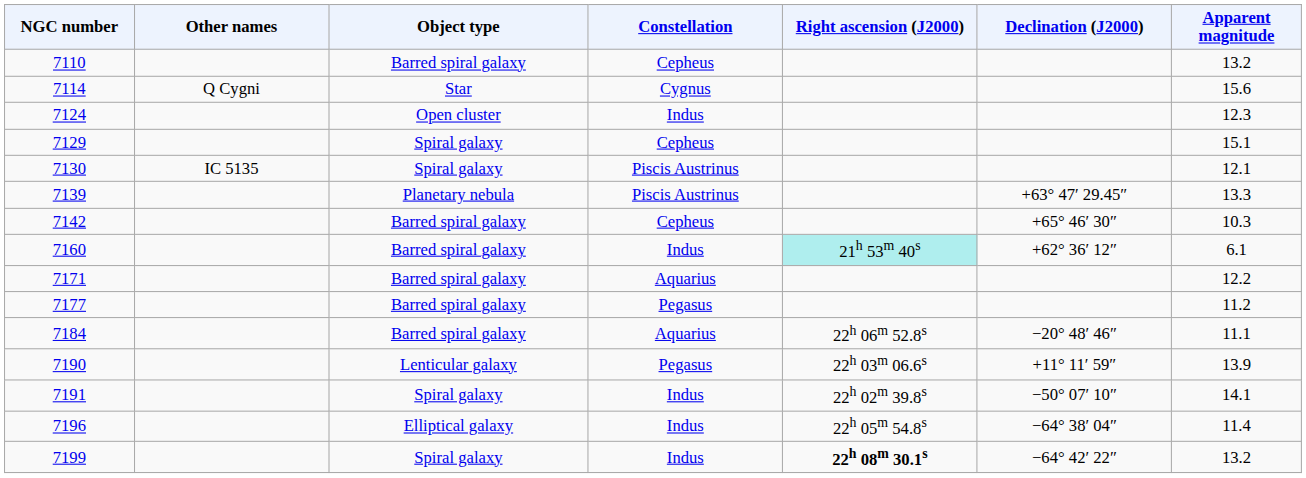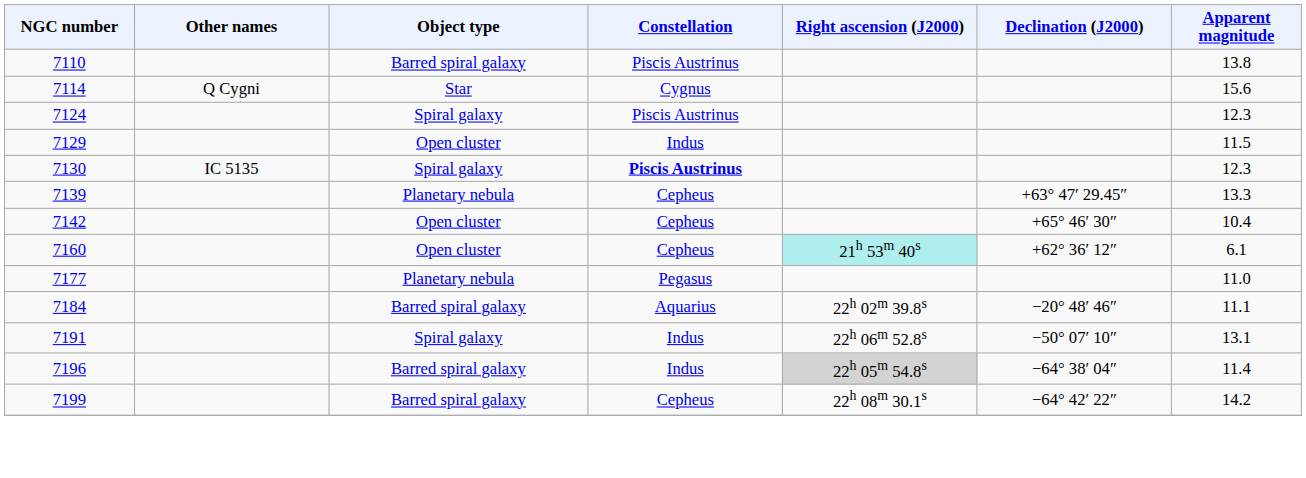(685, 62) Cepheus -> (685, 62) Piscis Austrinus
(1237, 62) 13.2 -> (1237, 62) 13.8
(458, 115) Open cluster -> (458, 115) Spiral galaxy
(685, 115) Indus -> (685, 115) Piscis Austrinus
(458, 141) Spiral galaxy -> (458, 141) Open cluster
(685, 141) Cepheus -> (685, 141) Indus
(1237, 141) 15.1 -> (1237, 141) 11.5
(685, 168) normal -> (685, 168) bold
(1237, 168) 12.1 -> (1237, 168) 12.3
(685, 194) Piscis Austrinus -> (685, 194) Cepheus
(458, 221) Barred spiral galaxy -> (458, 221) Open cluster
(1237, 221) 10.3 -> (1237, 221) 10.4
(458, 249) Barred spiral galaxy -> (458, 249) Open cluster
(685, 249) Indus -> (685, 249) Cepheus
- row: (69, 278)
(458, 304) Barred spiral galaxy -> (458, 278) Planetary nebula
(1237, 304) 11.2 -> (1237, 278) 11.0
(880, 333) 22h 06m 52.8s -> (880, 307) 22h 02m 39.8s
- row: (69, 364)
(880, 395) 22h 02m 39.8s -> (880, 337) 22h 06m 52.8s
(1237, 395) 14.1 -> (1237, 337) 13.1
(458, 426) Elliptical galaxy -> (458, 368) Barred spiral galaxy
(880, 426) no background -> (880, 368) lightgrey background
(458, 457) Spiral galaxy -> (458, 399) Barred spiral galaxy
(685, 457) Indus -> (685, 399) Cepheus
(880, 457) bold -> (880, 399) normal
(1237, 457) 13.2 -> (1237, 399) 14.2
